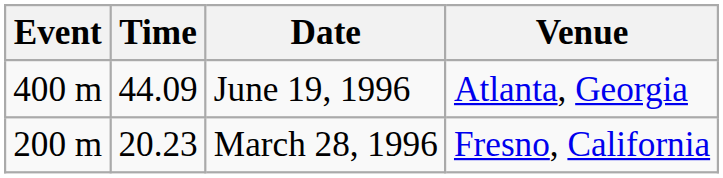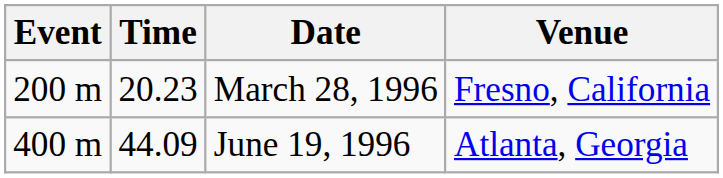rows swapped: (326, 144) <-> (312, 88)
